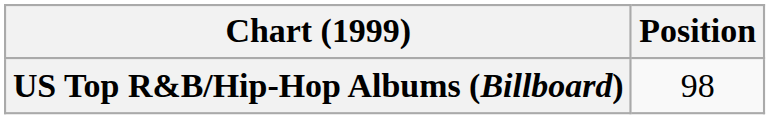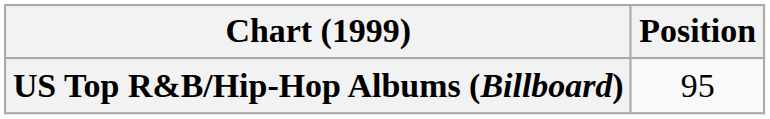(698, 85) 98 -> (698, 85) 95
